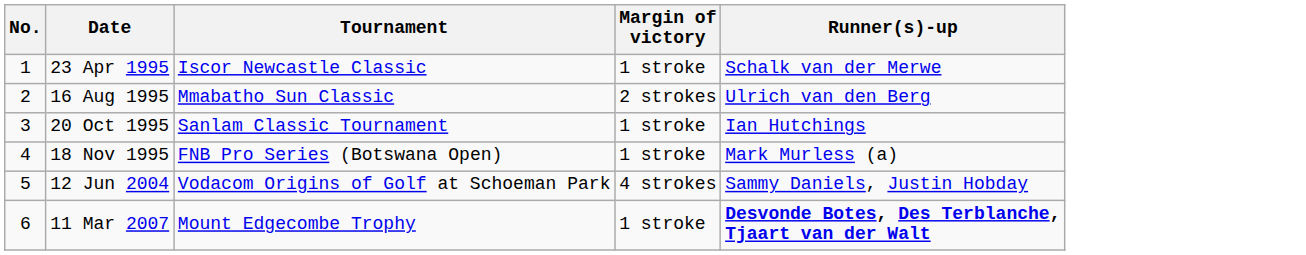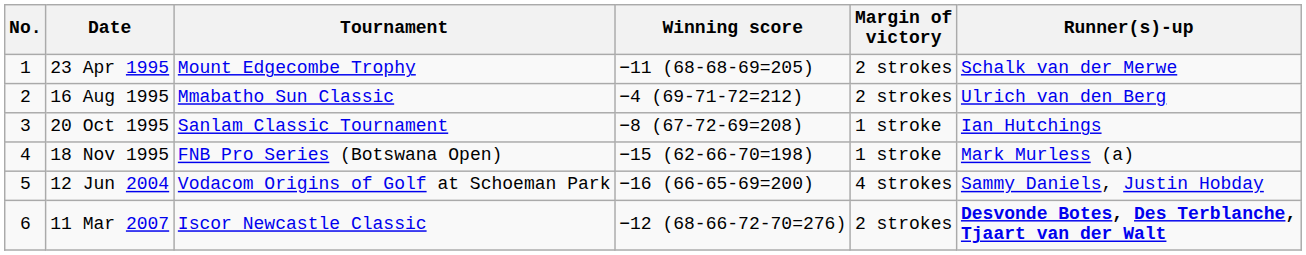+ column: (733, 30)
(302, 69) Iscor Newcastle Classic -> (297, 69) Mount Edgecombe Trophy
(662, 69) 1 stroke -> (904, 69) 2 strokes
(297, 225) Mount Edgecombe Trophy -> (302, 225) Iscor Newcastle Classic
(662, 225) 1 stroke -> (904, 225) 2 strokes
